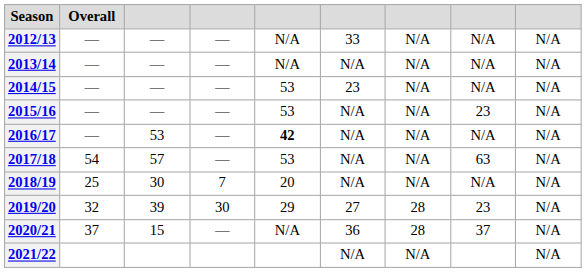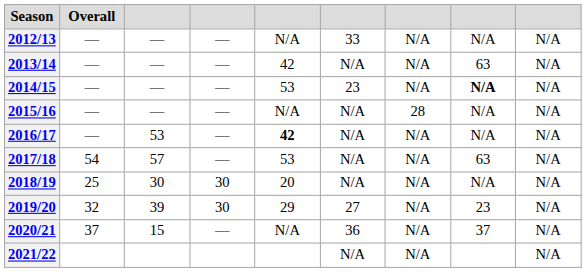(287, 63) N/A -> (287, 63) 42
(483, 63) N/A -> (483, 63) 63
(483, 87) normal -> (483, 87) bold
(287, 111) 53 -> (287, 111) N/A
(418, 111) N/A -> (418, 111) 28
(483, 111) 23 -> (483, 111) N/A
(222, 183) 7 -> (222, 183) 30
(418, 206) 28 -> (418, 206) N/A
(418, 230) 28 -> (418, 230) N/A
